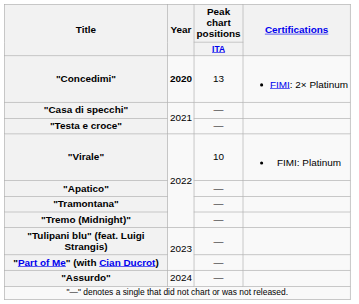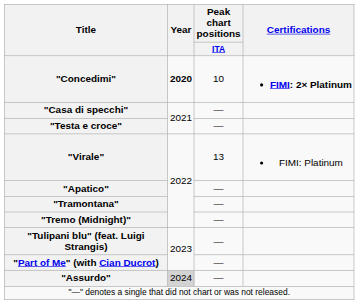(219, 79) 13 -> (219, 79) 10
(297, 85) normal -> (299, 85) bold
(219, 157) 10 -> (219, 157) 13
(181, 278) no background -> (181, 278) lightgrey background
